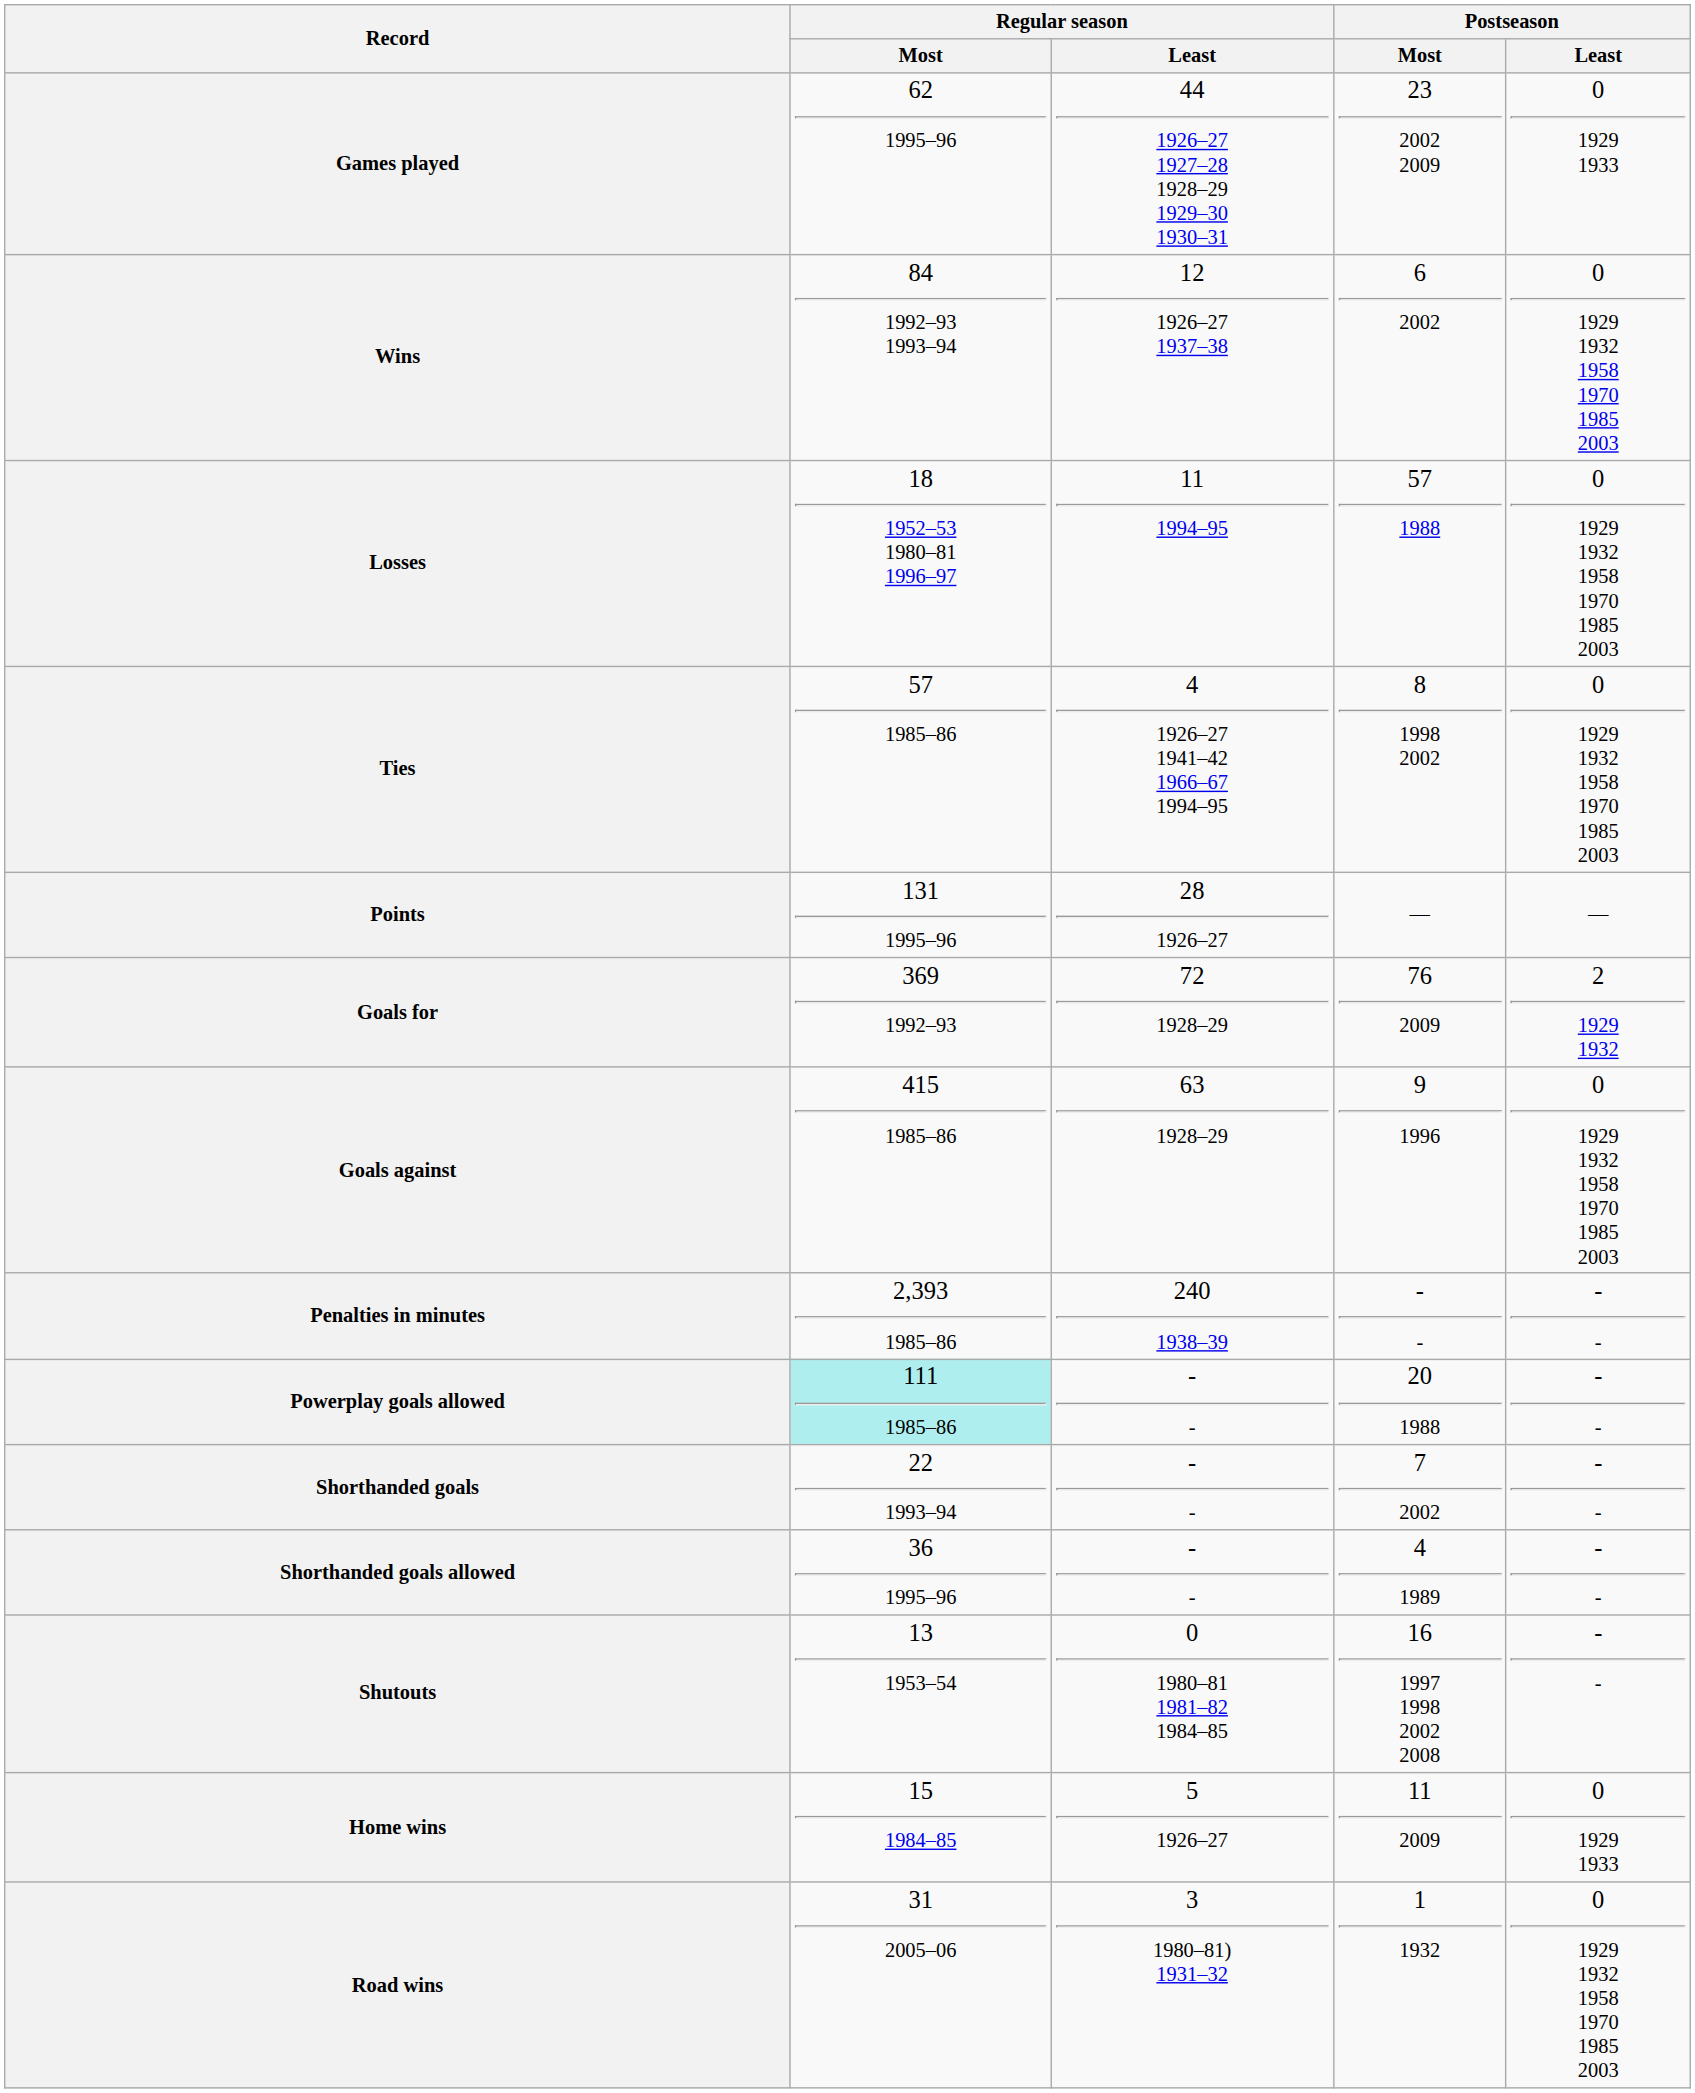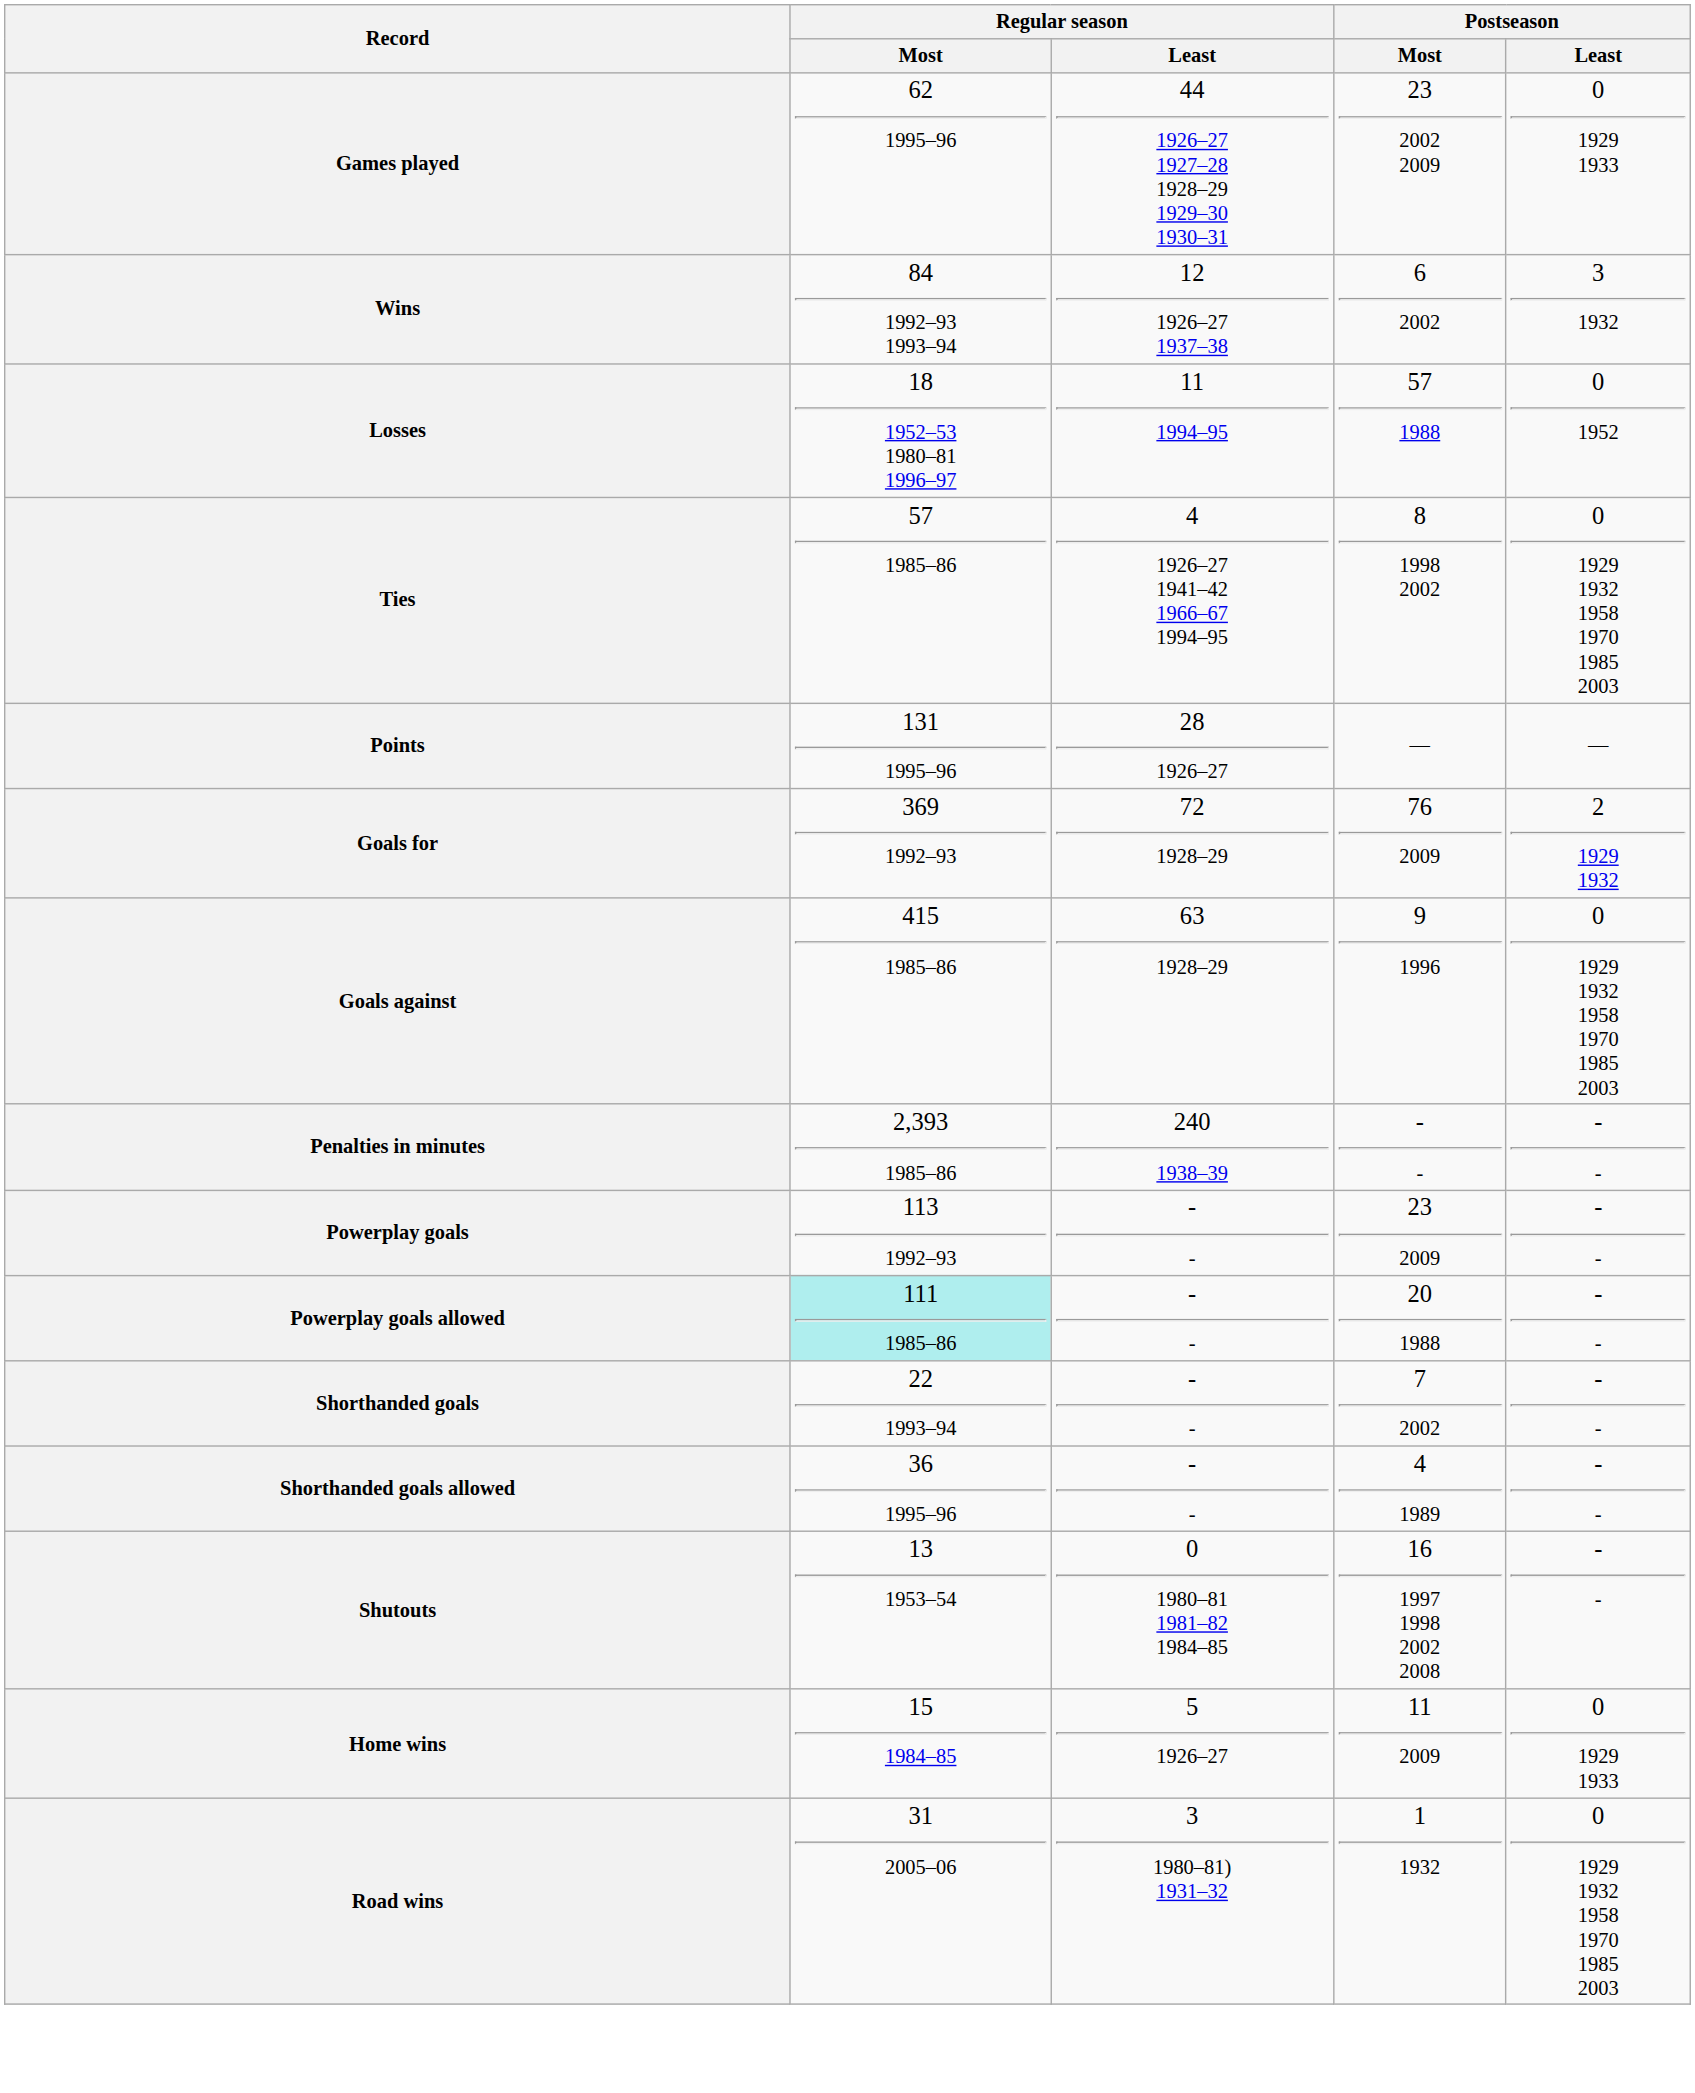(1598, 357) 0 1929 1932 1958 1970 1985 2003 -> (1598, 296) 3 1932
(1598, 563) 0 1929 1932 1958 1970 1985 2003 -> (1598, 406) 0 1952
+ row: (398, 1232)
